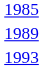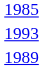rows swapped: (22, 33) <-> (22, 57)
